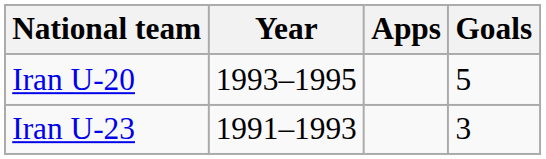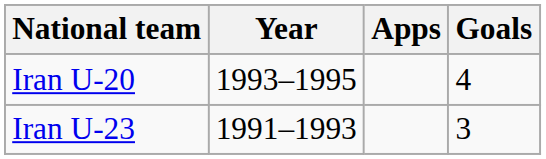(463, 79) 5 -> (463, 79) 4
